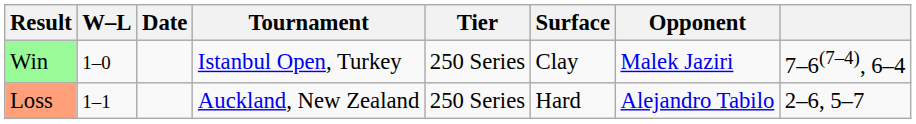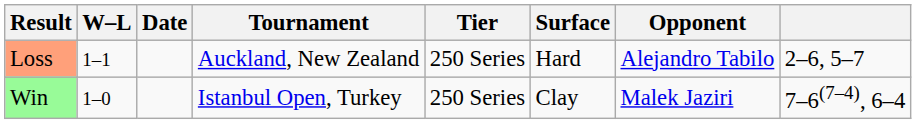rows swapped: (29, 61) <-> (31, 100)
